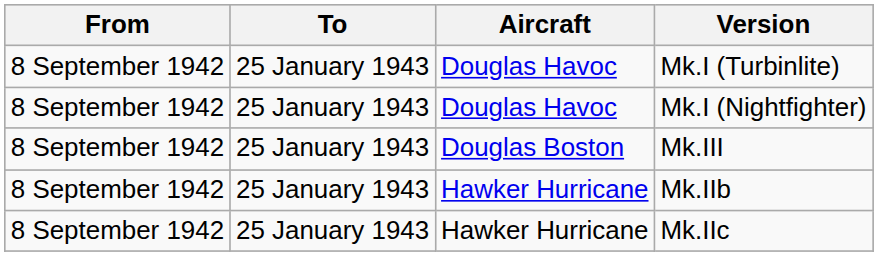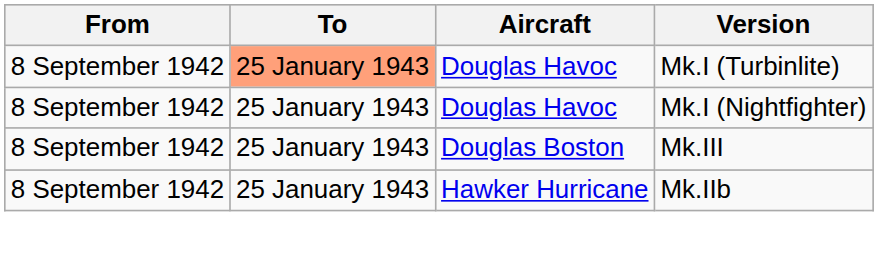(333, 66) no background -> (333, 66) lightsalmon background
- row: (695, 230)
